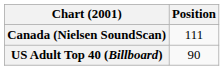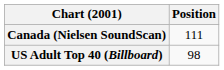(194, 55) 90 -> (194, 55) 98
